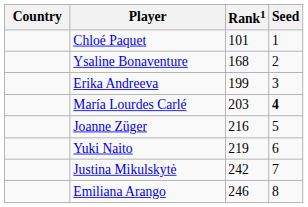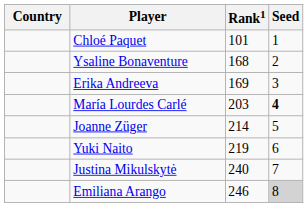(239, 83) 199 -> (239, 83) 169
(239, 126) 216 -> (239, 126) 214
(239, 169) 242 -> (239, 169) 240
(275, 191) no background -> (275, 191) lightgrey background
